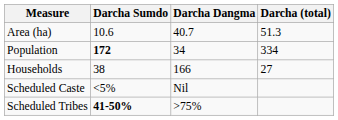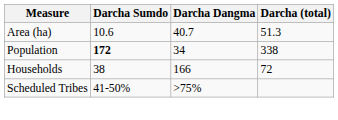(269, 50) 334 -> (269, 50) 338
(266, 69) 27 -> (266, 69) 72
- row: (46, 87)
(113, 106) bold -> (112, 87) normal
